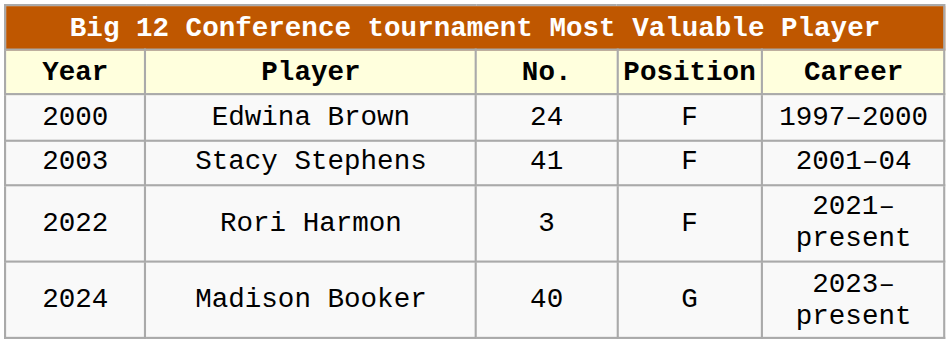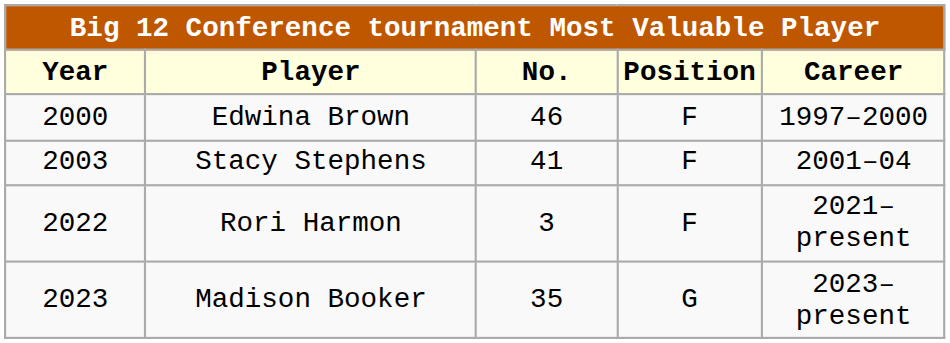(547, 117) 24 -> (547, 117) 46
(75, 300) 2024 -> (75, 300) 2023
(547, 300) 40 -> (547, 300) 35
